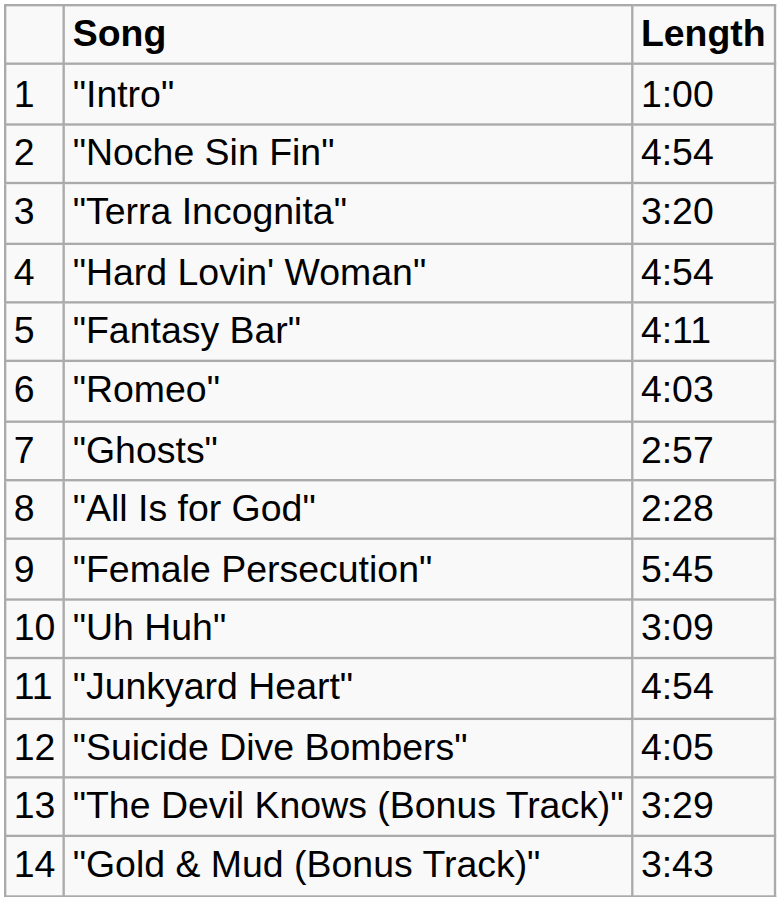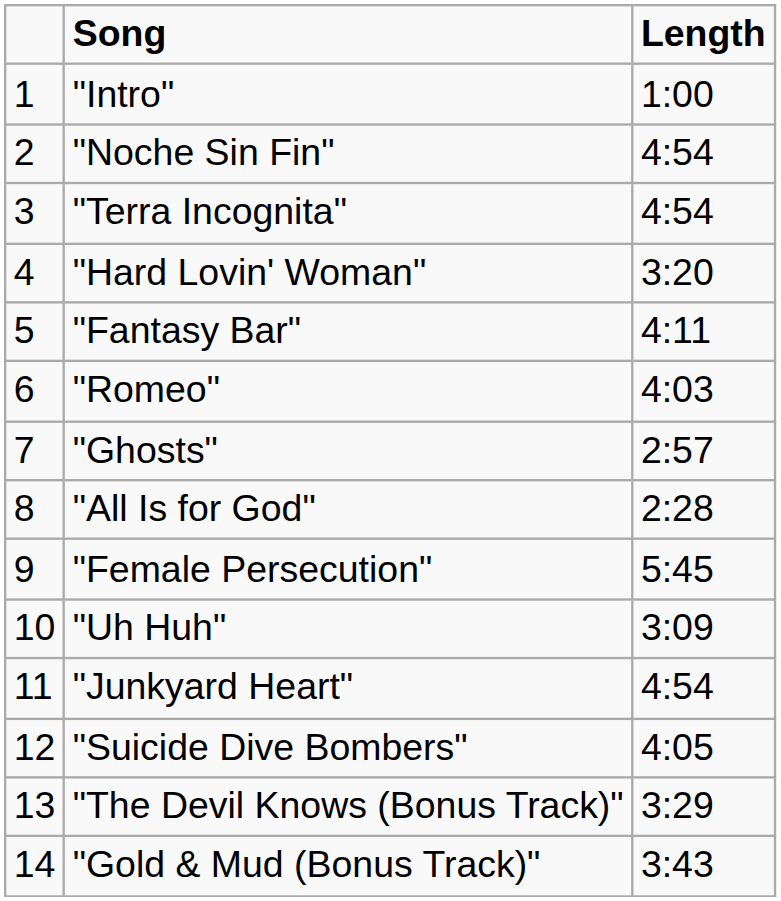(677, 212) 3:20 -> (677, 212) 4:54
(677, 271) 4:54 -> (677, 271) 3:20
